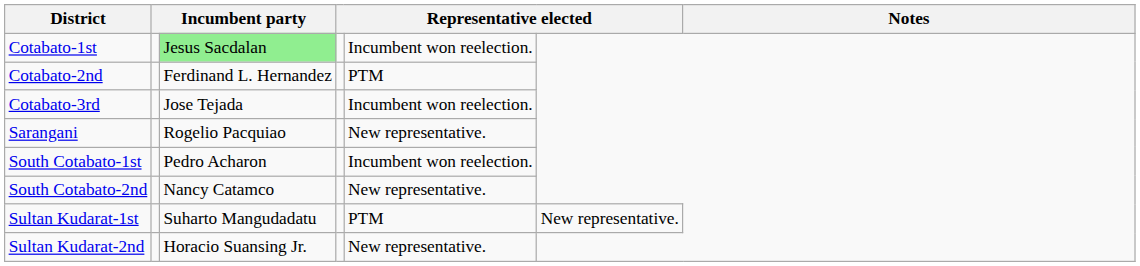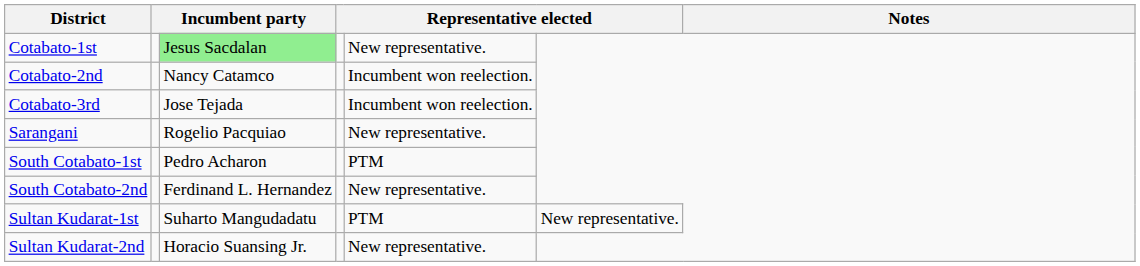(440, 47) Incumbent won reelection. -> (417, 47) New representative.
(248, 76) Ferdinand L. Hernandez -> (219, 76) Nancy Catamco
(366, 76) PTM -> (440, 76) Incumbent won reelection.
(440, 161) Incumbent won reelection. -> (366, 161) PTM
(219, 190) Nancy Catamco -> (248, 190) Ferdinand L. Hernandez
